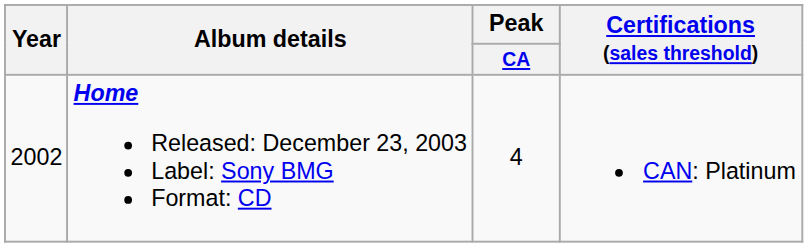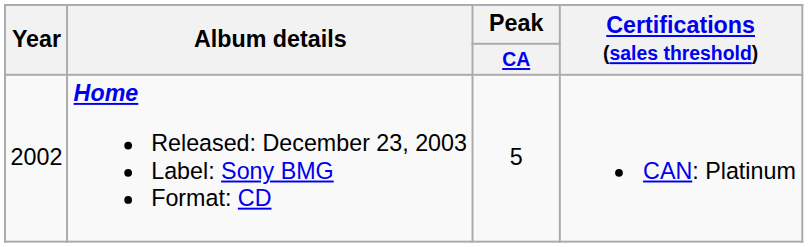(516, 158) 4 -> (516, 158) 5
